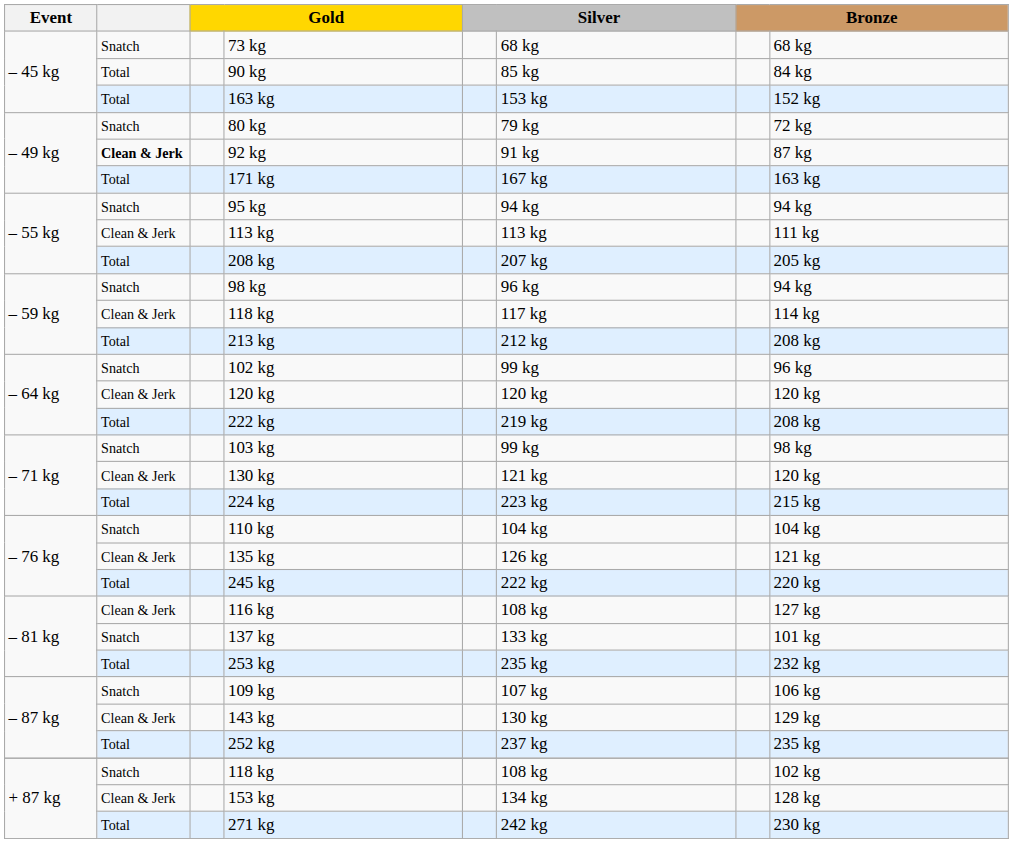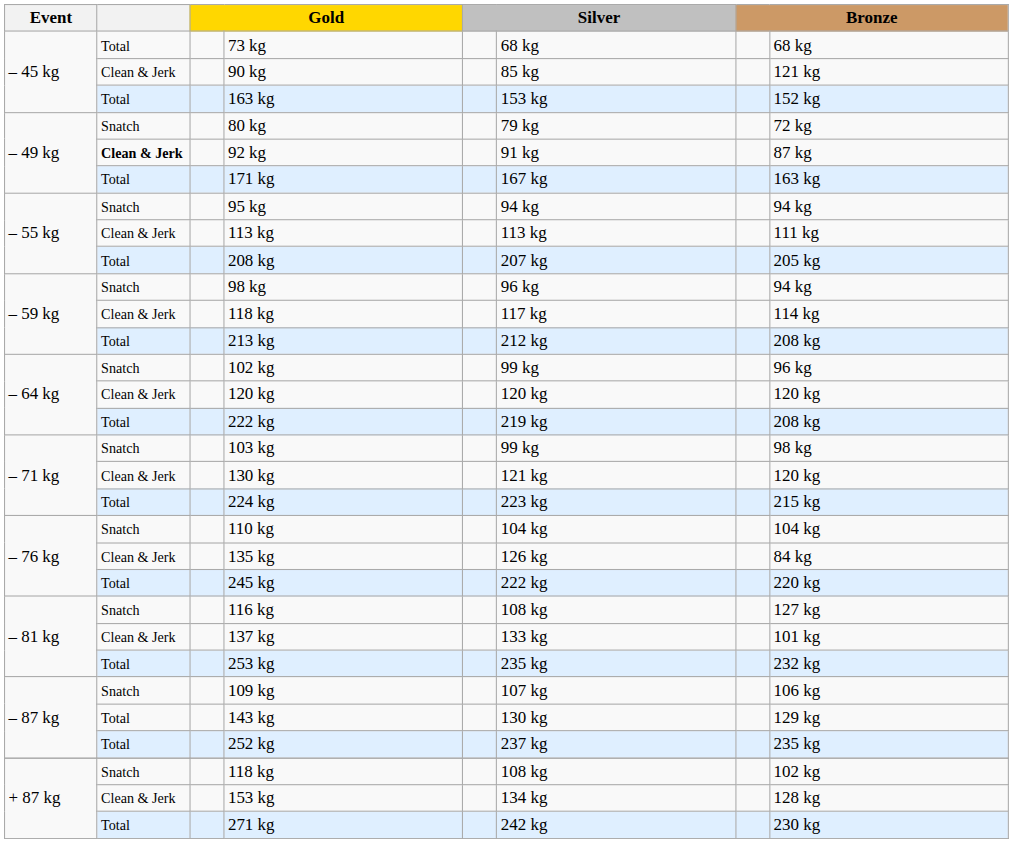(120, 45) Snatch -> (115, 45) Total
(115, 72) Total -> (138, 72) Clean & Jerk
(793, 71) 84 kg -> (797, 71) 121 kg
(797, 555) 121 kg -> (793, 555) 84 kg
(138, 610) Clean & Jerk -> (120, 610) Snatch
(120, 637) Snatch -> (138, 637) Clean & Jerk
(138, 718) Clean & Jerk -> (115, 718) Total
